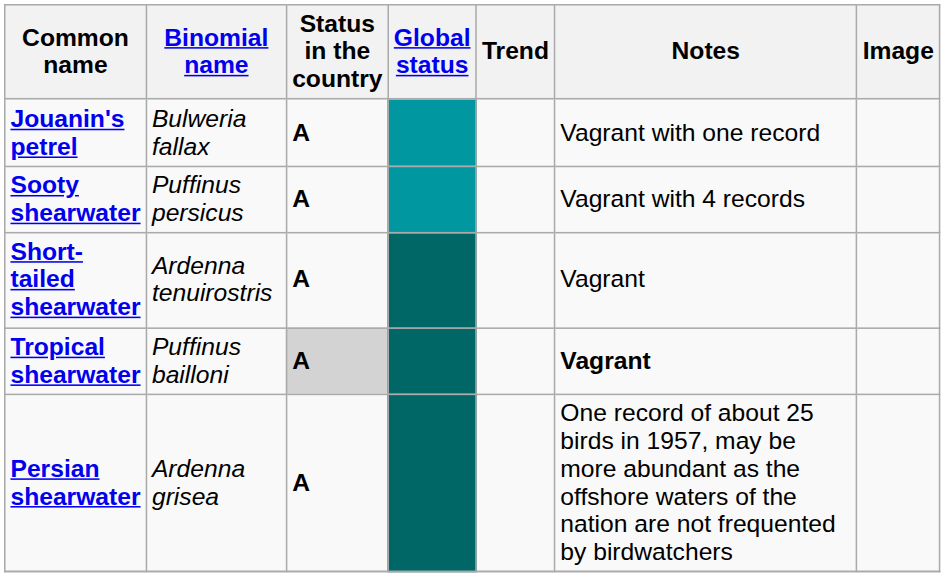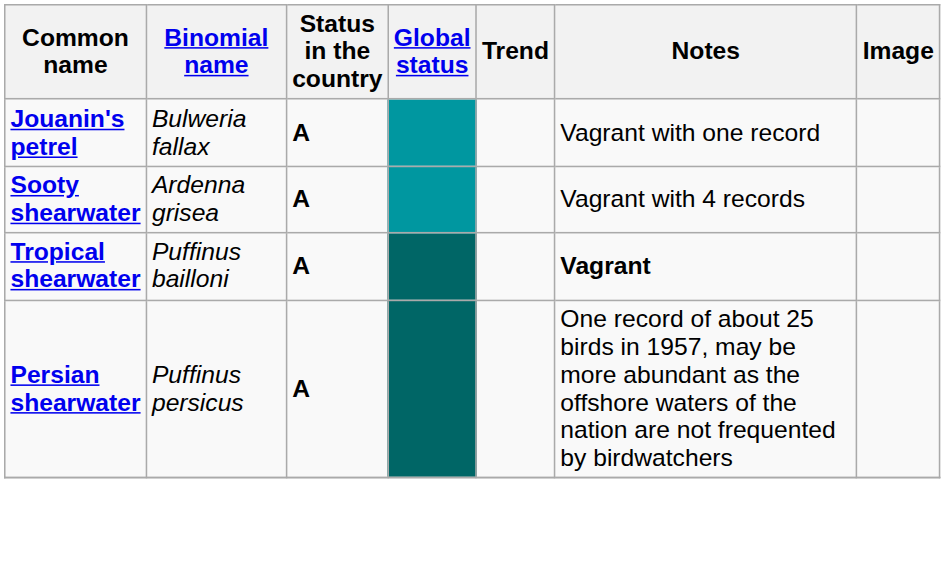(198, 199) Puffinus persicus -> (199, 199) Ardenna grisea
- row: (76, 279)
(301, 360) lightgrey background -> (301, 266) no background
(199, 482) Ardenna grisea -> (198, 388) Puffinus persicus
